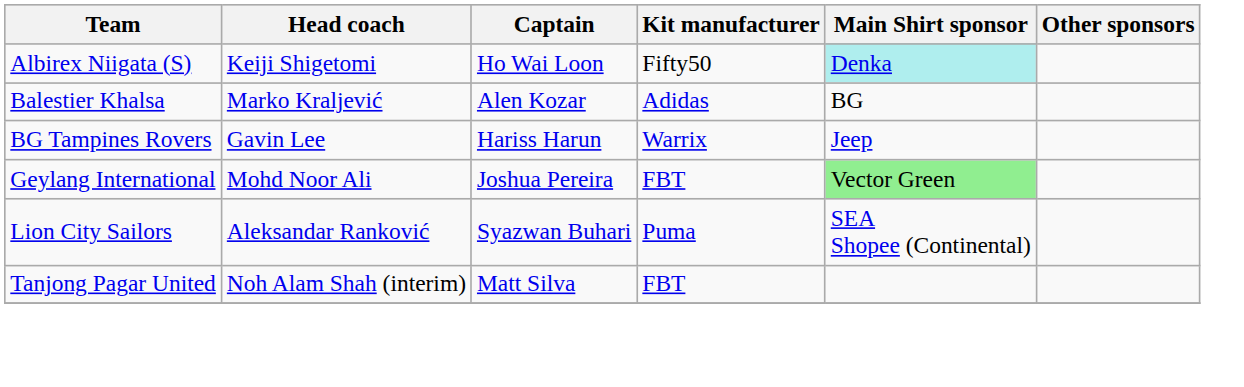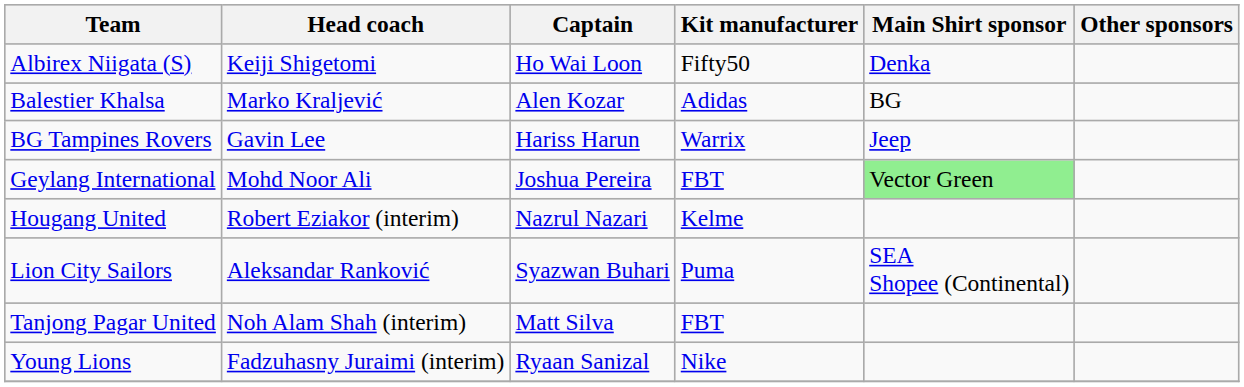(861, 62) paleturquoise background -> (900, 62) no background
+ row: (88, 217)
+ row: (71, 361)
